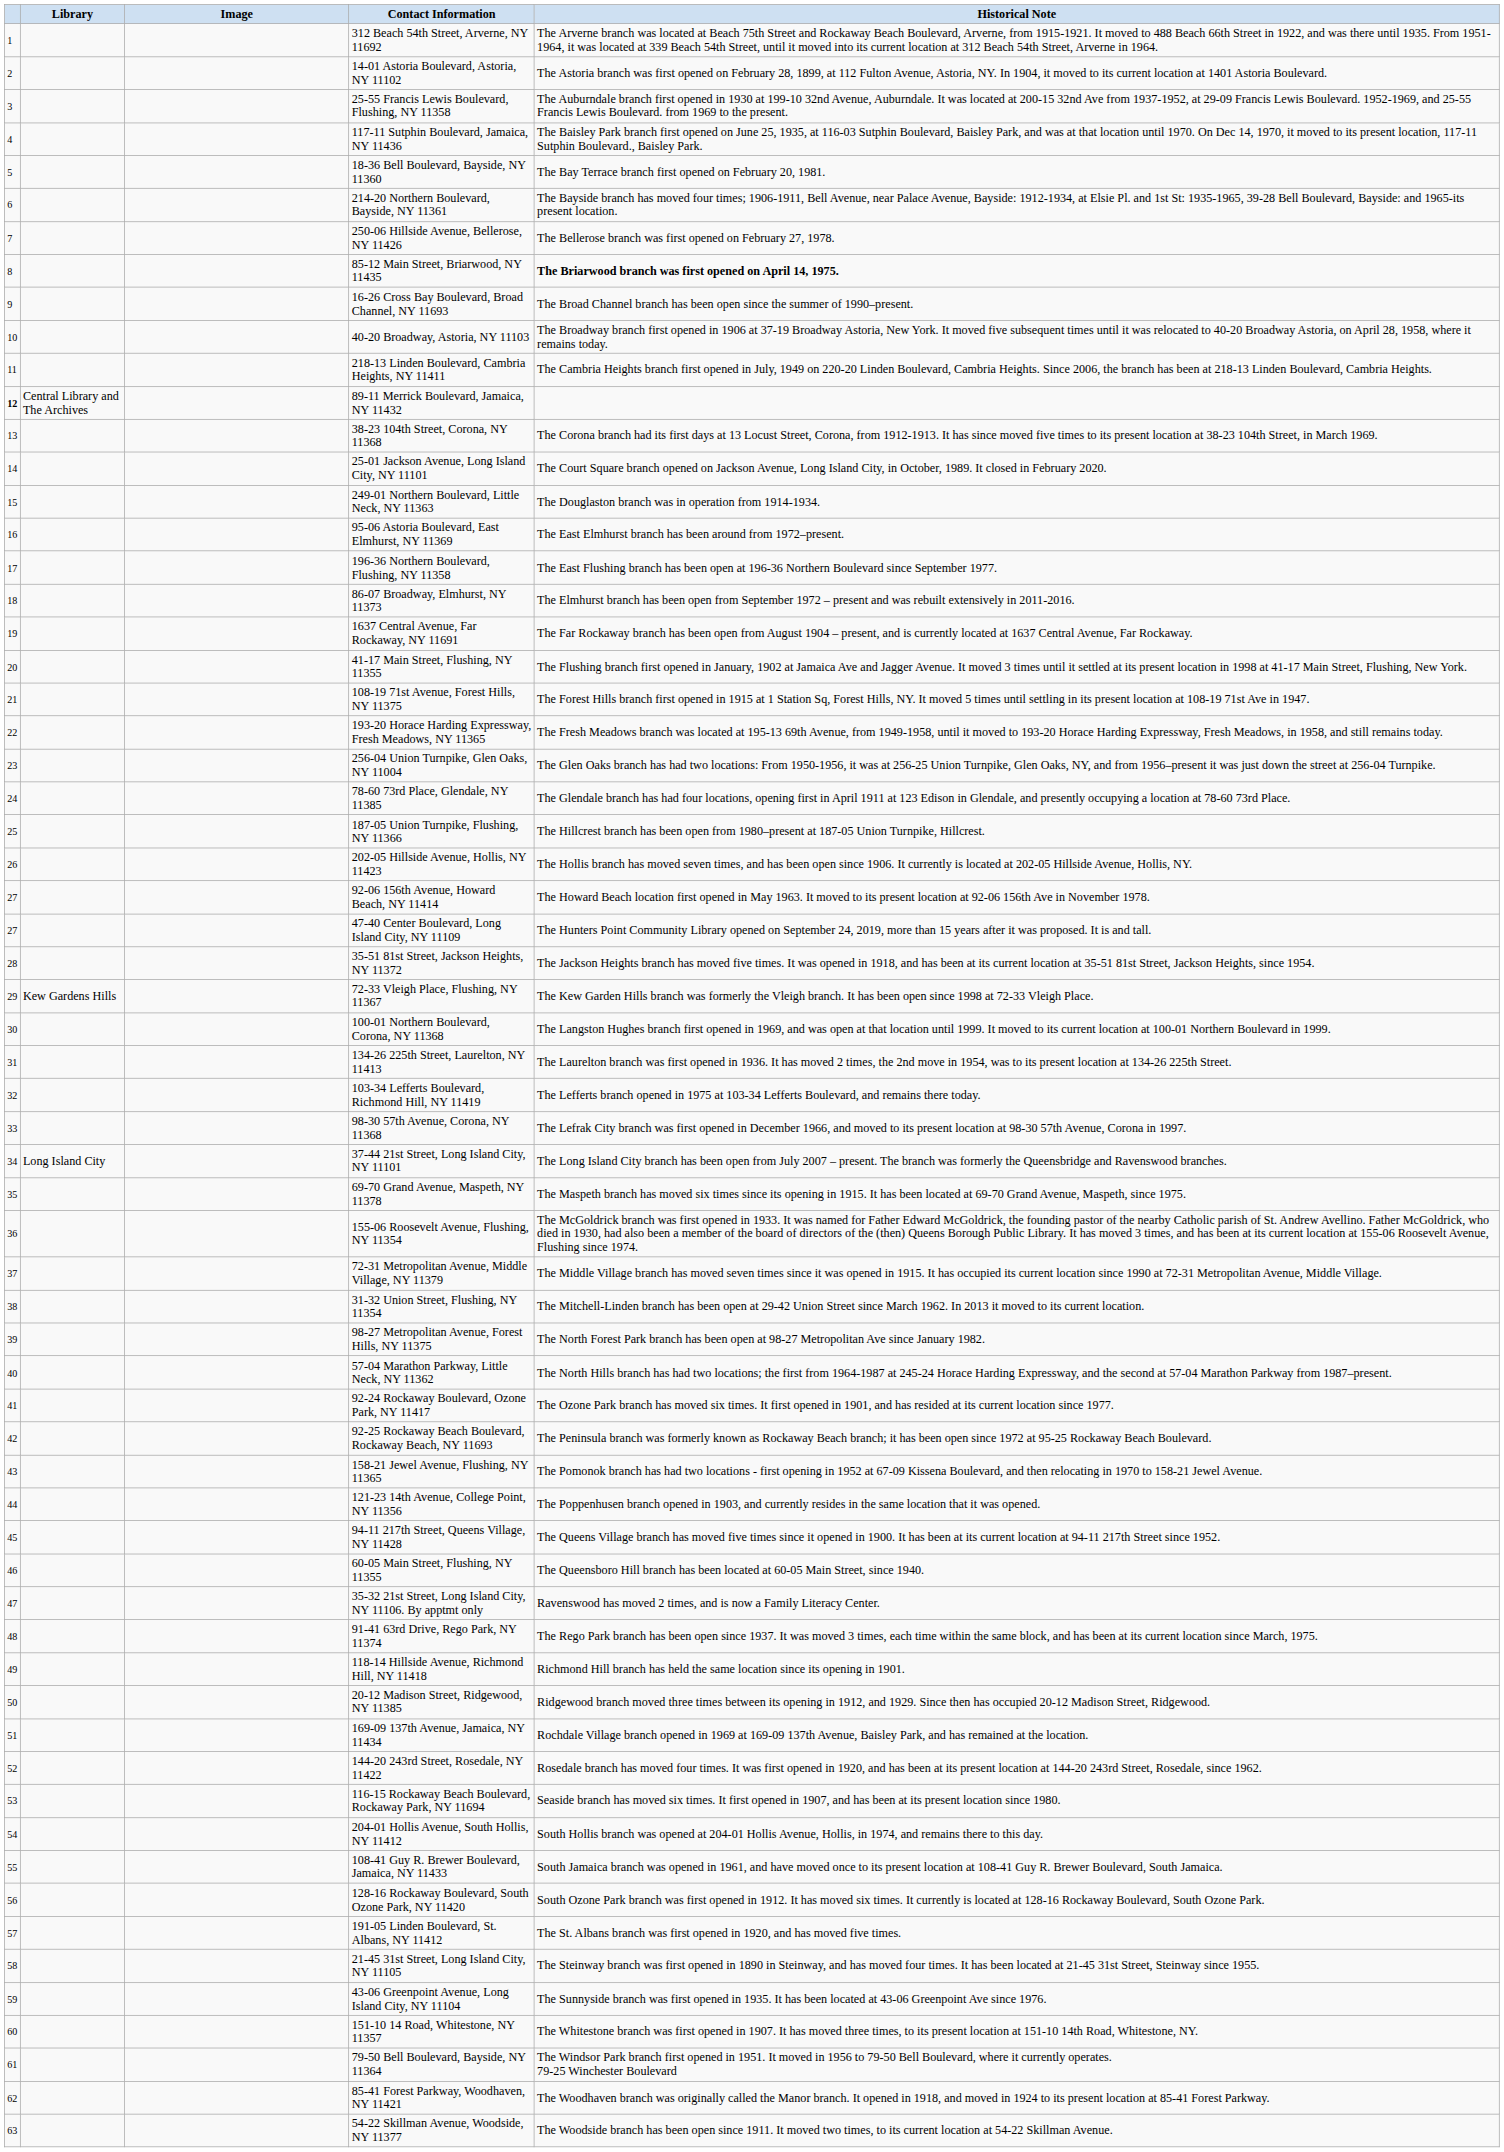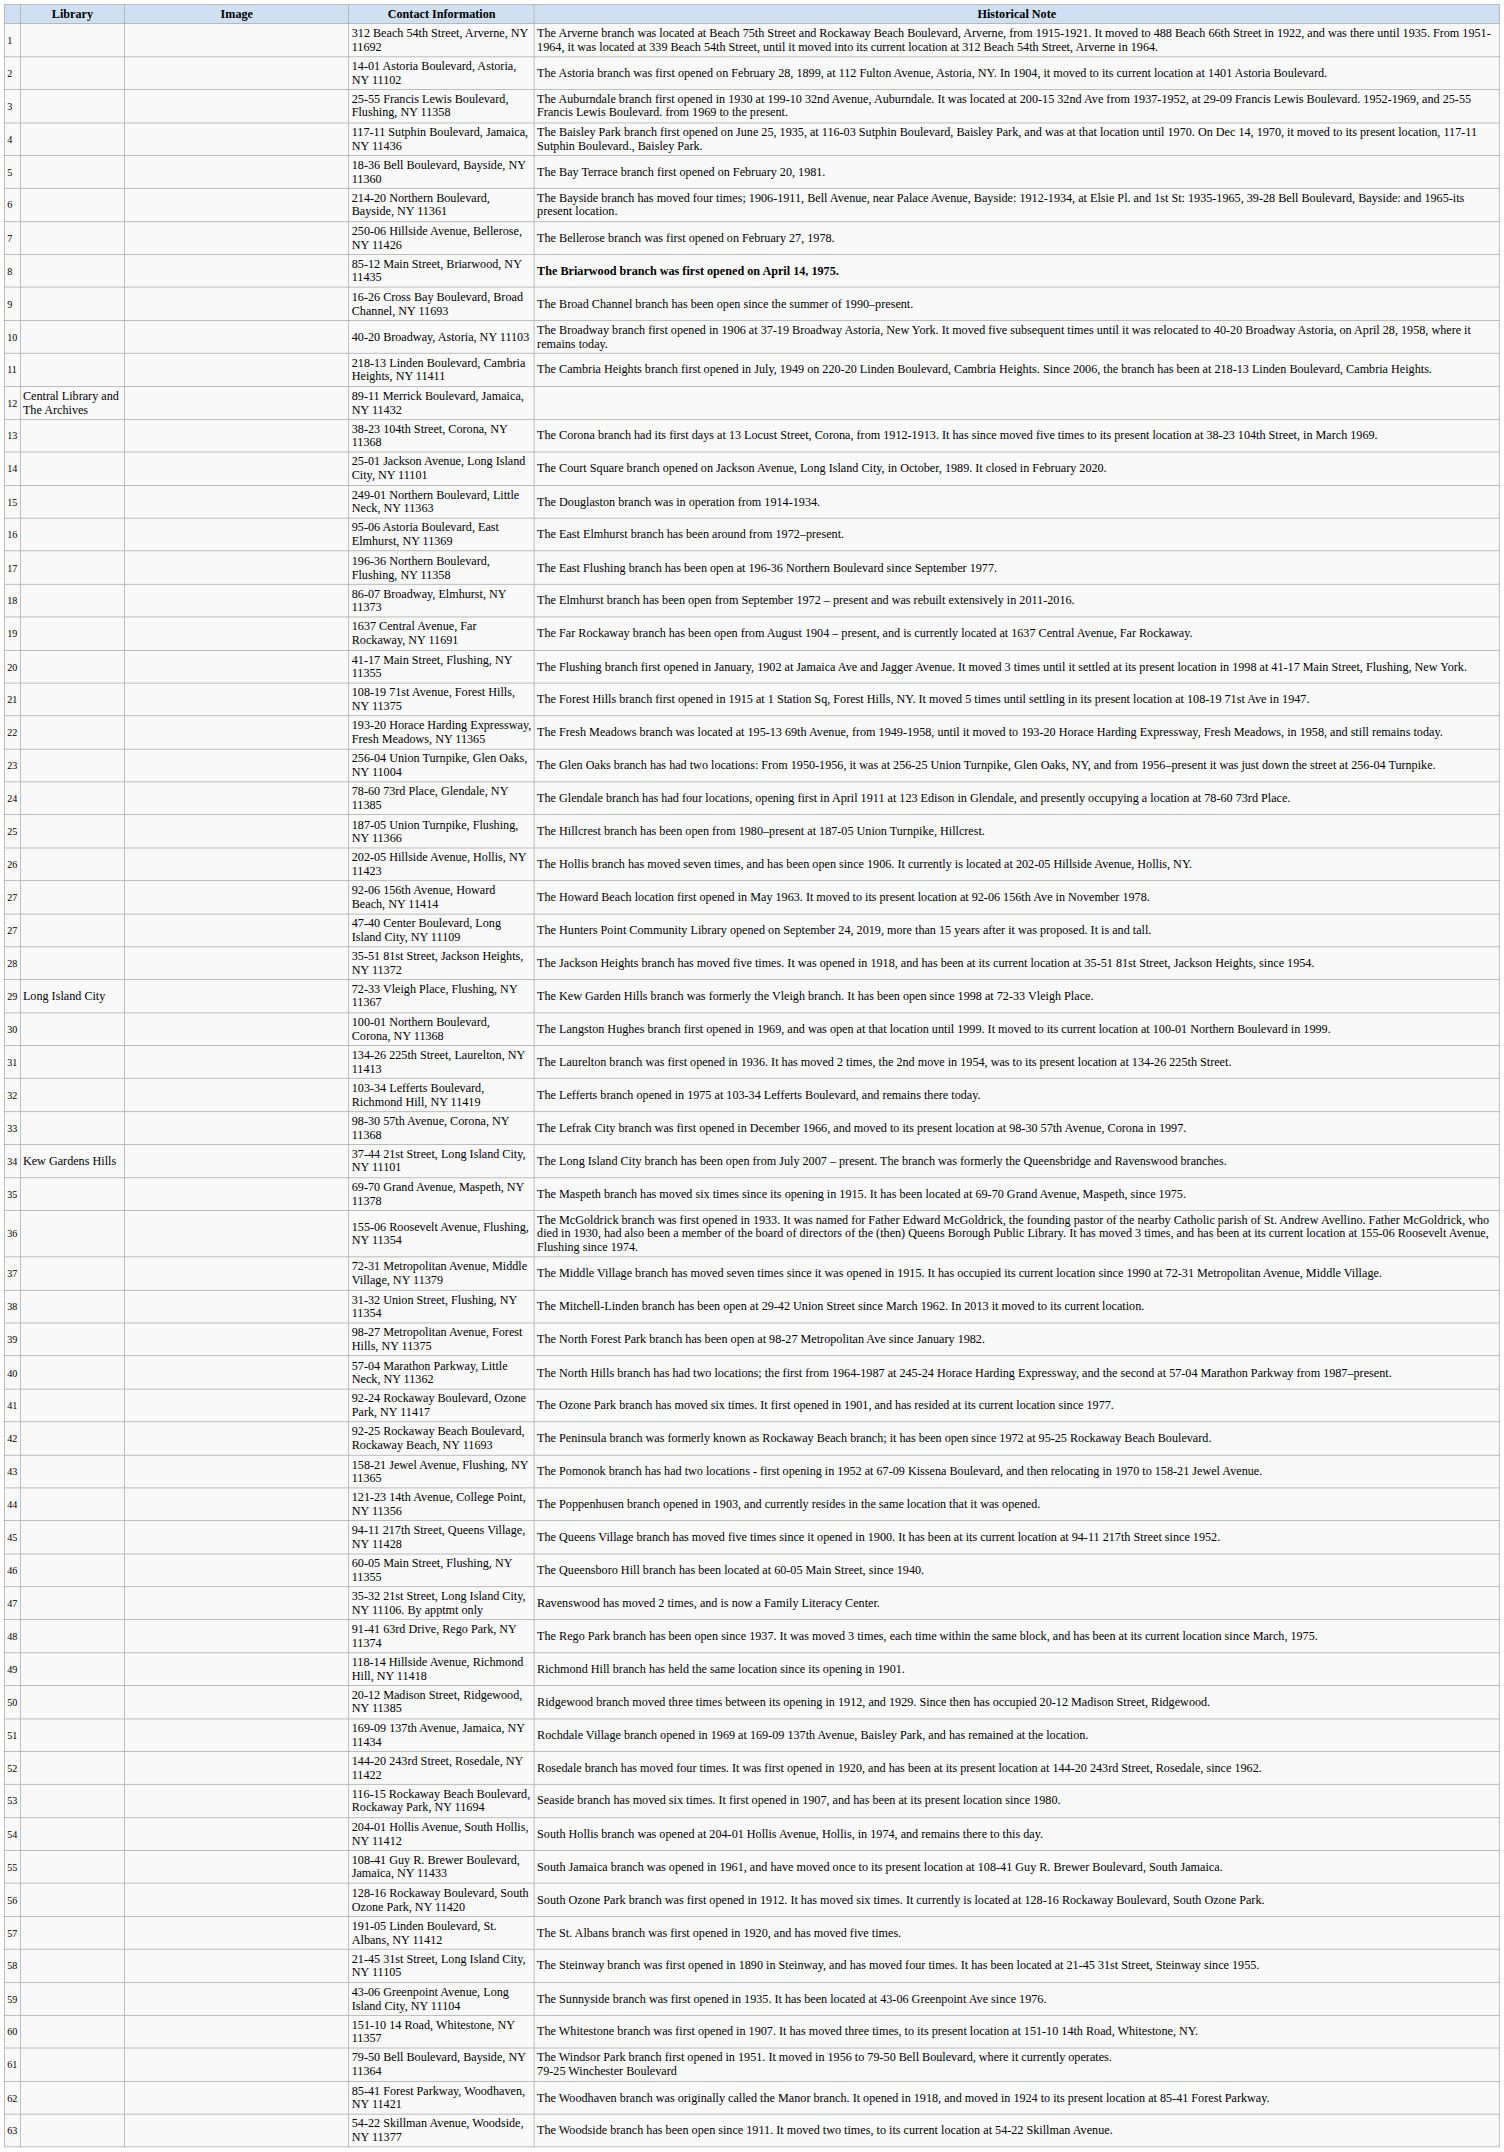(12, 402) bold -> (12, 403) normal
(70, 996) Kew Gardens Hills -> (64, 996) Long Island City
(64, 1161) Long Island City -> (70, 1161) Kew Gardens Hills
